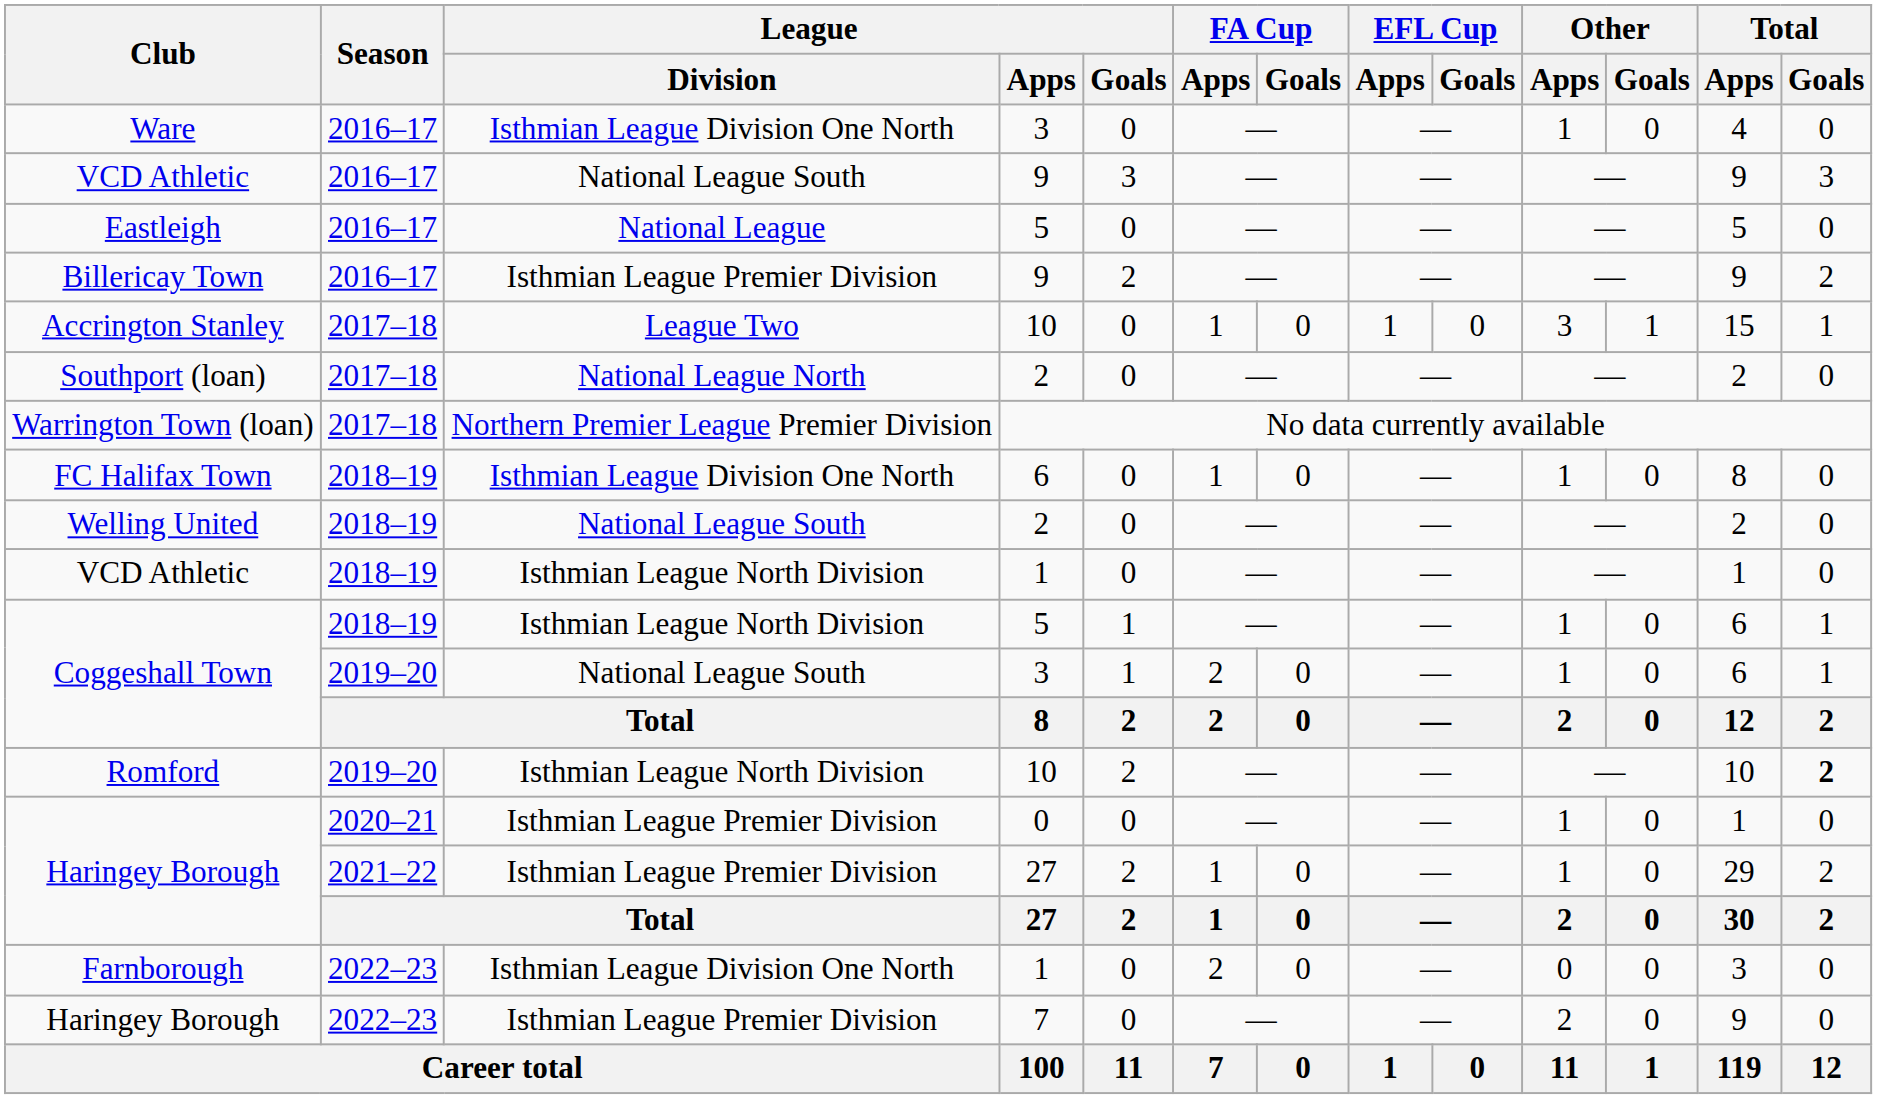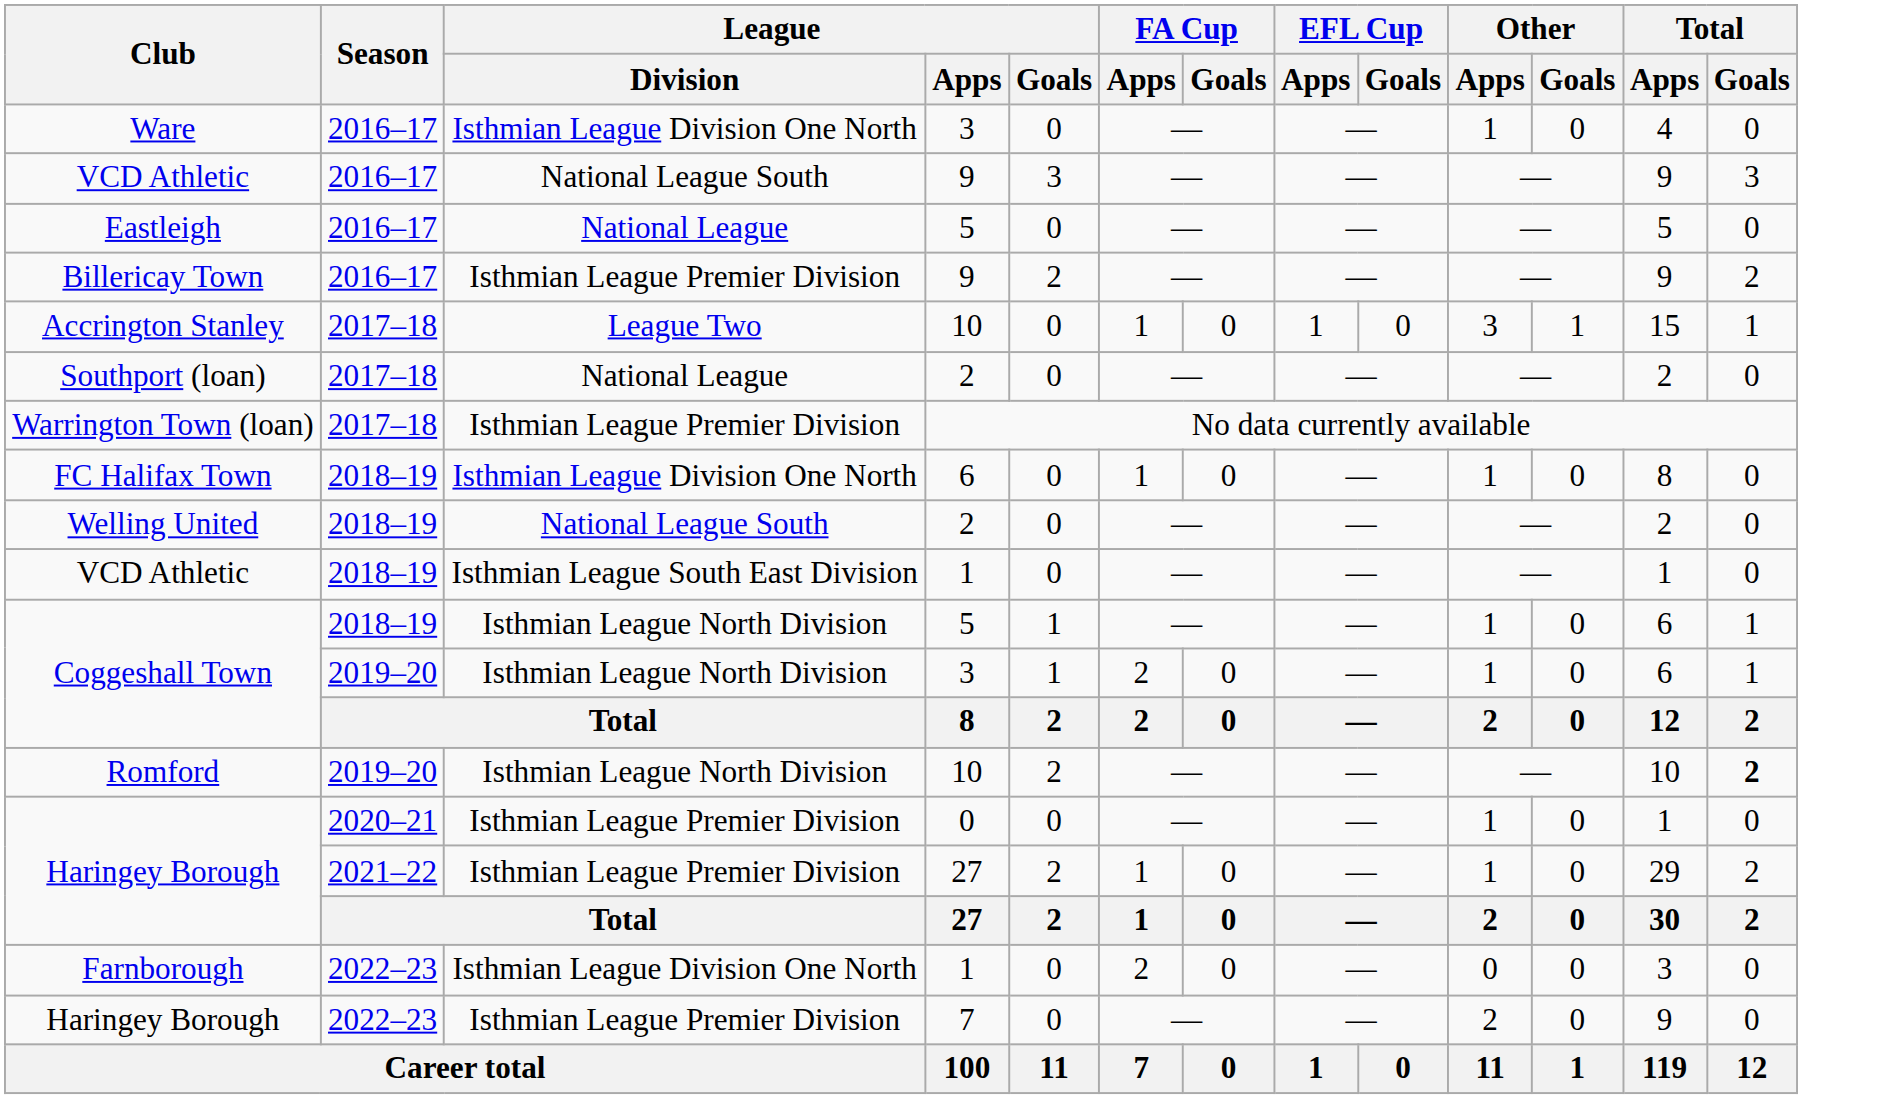(722, 375) National League North -> (685, 375) National League
(722, 425) Northern Premier League Premier Division -> (685, 425) Isthmian League Premier Division
(722, 573) Isthmian League North Division -> (685, 573) Isthmian League South East Division
(722, 672) National League South -> (685, 672) Isthmian League North Division
